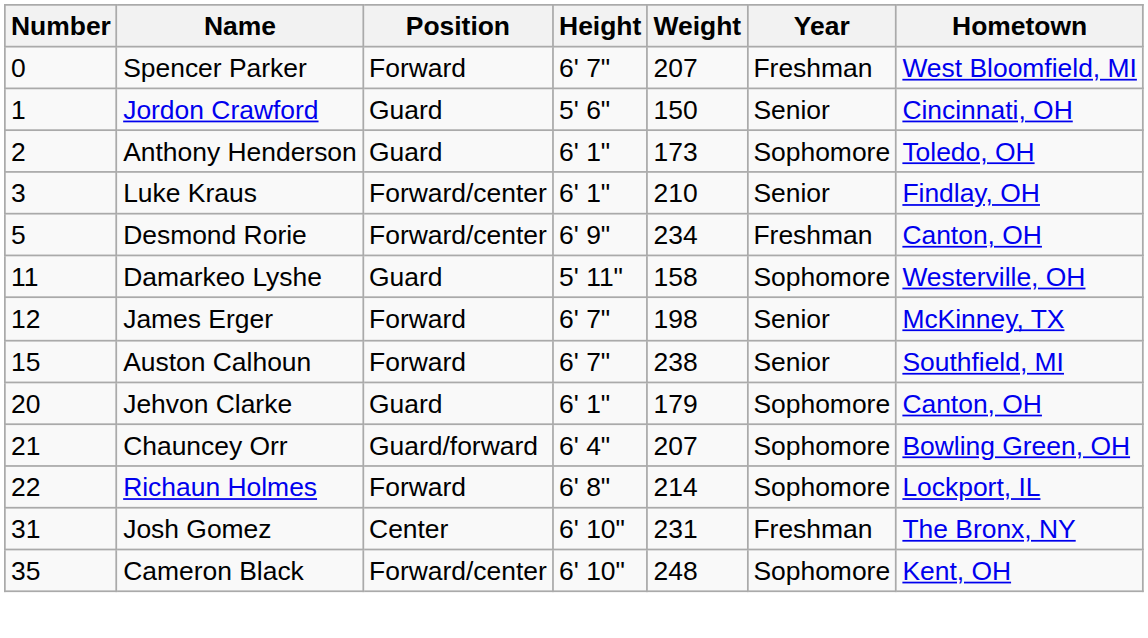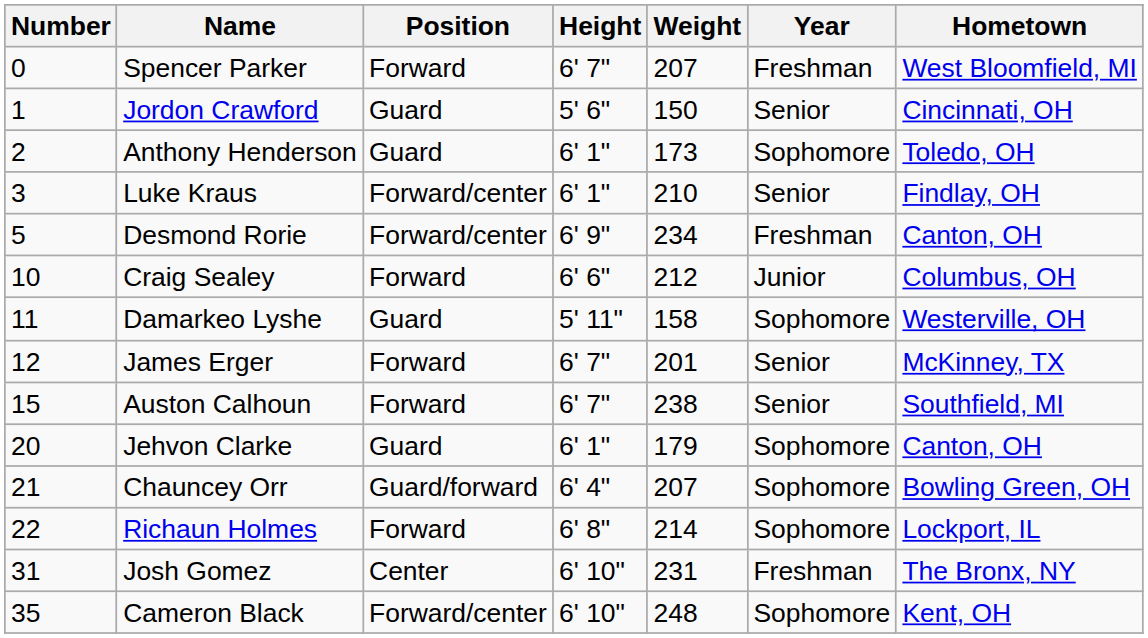+ row: (199, 277)
(676, 319) 198 -> (676, 361) 201
